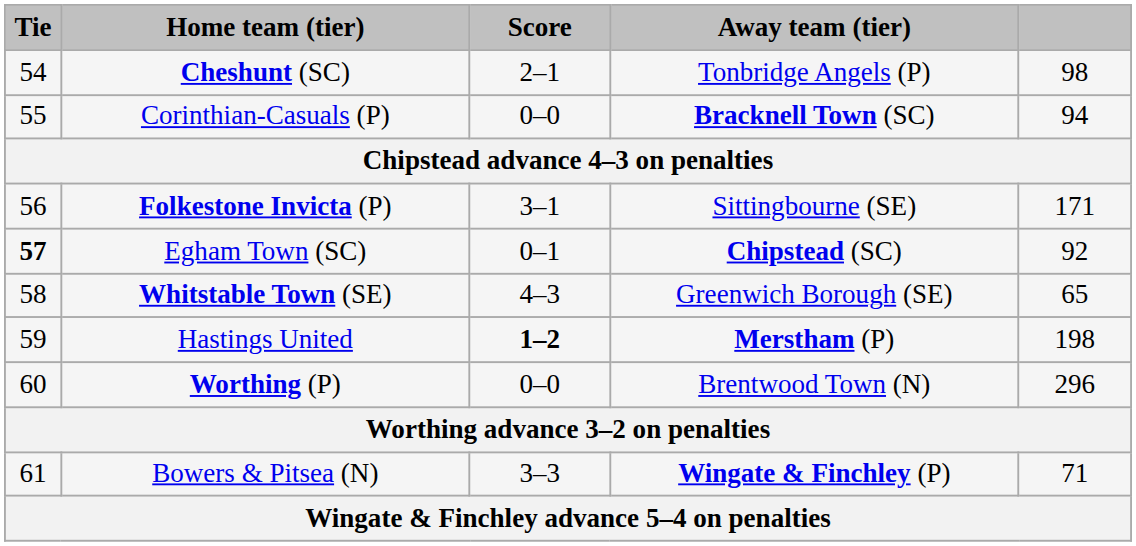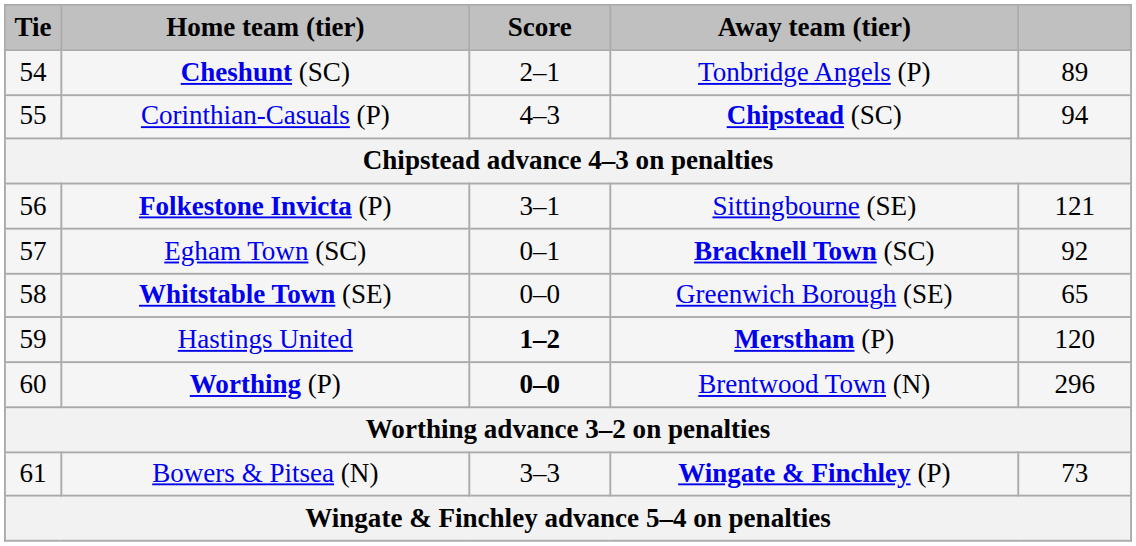(1075, 71) 98 -> (1075, 71) 89
(540, 116) 0–0 -> (540, 116) 4–3
(814, 116) Bracknell Town (SC) -> (814, 116) Chipstead (SC)
(1075, 205) 171 -> (1075, 205) 121
(33, 250) bold -> (33, 250) normal
(814, 250) Chipstead (SC) -> (814, 250) Bracknell Town (SC)
(540, 295) 4–3 -> (540, 295) 0–0
(1075, 339) 198 -> (1075, 339) 120
(540, 384) normal -> (540, 384) bold
(1075, 473) 71 -> (1075, 473) 73
